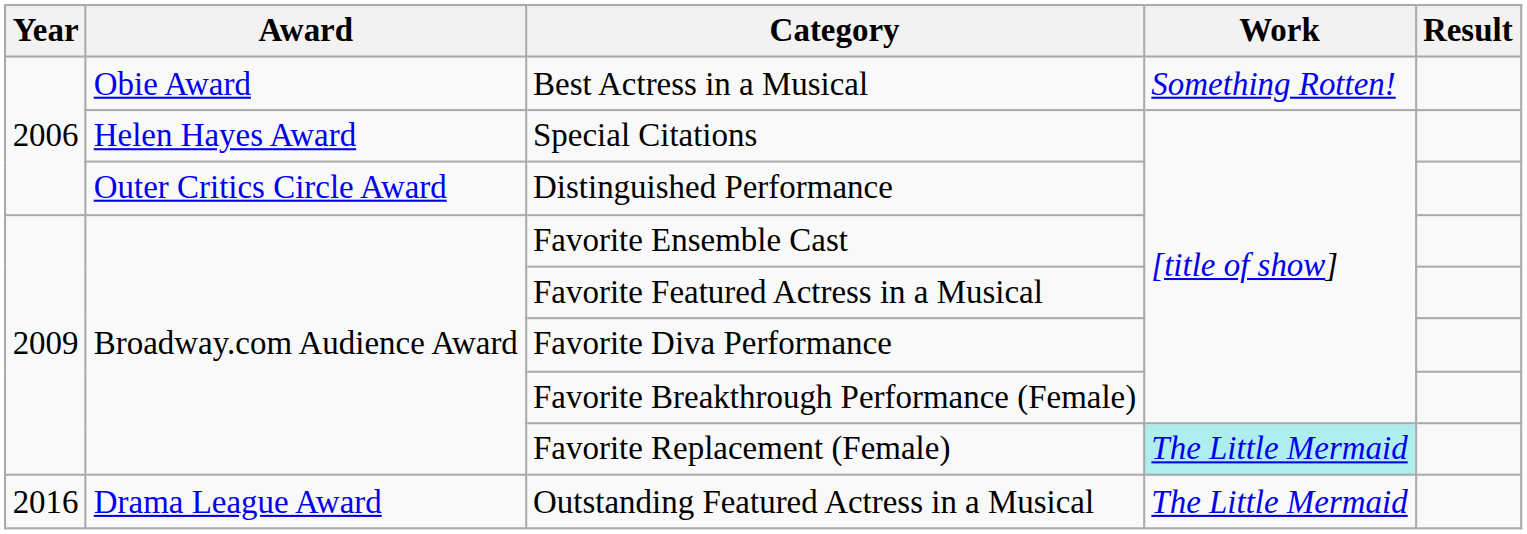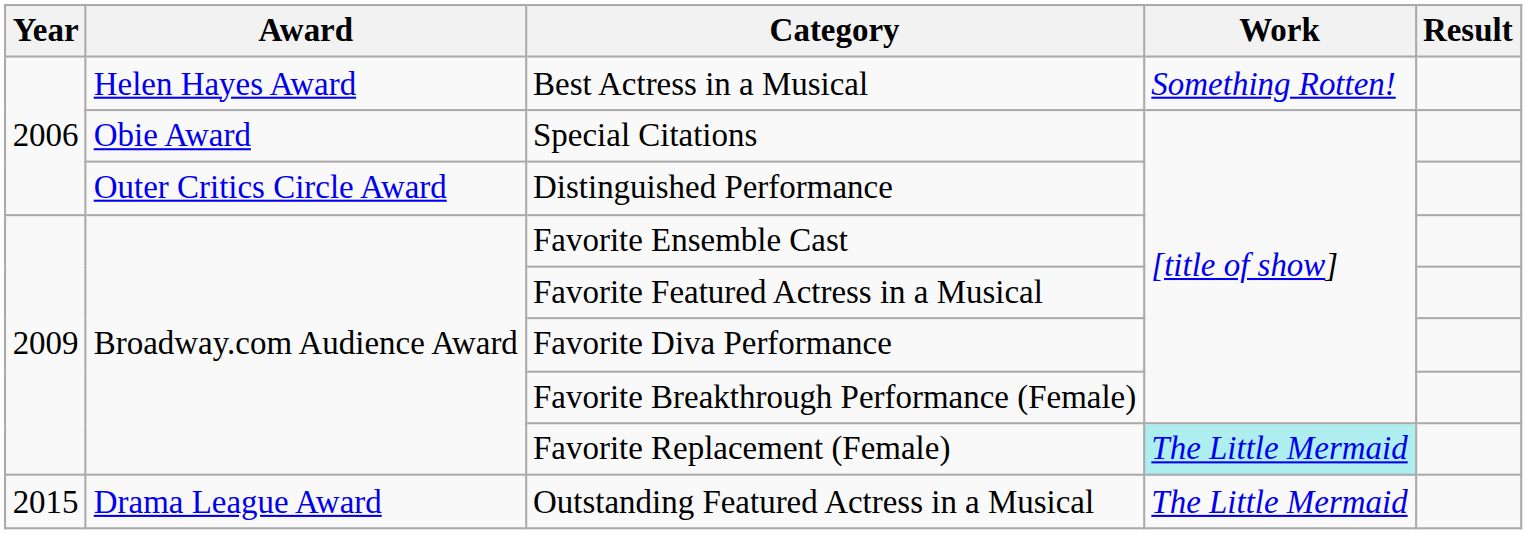(172, 82) Obie Award -> (225, 82) Helen Hayes Award
(225, 135) Helen Hayes Award -> (172, 135) Obie Award
(46, 501) 2016 -> (46, 501) 2015
